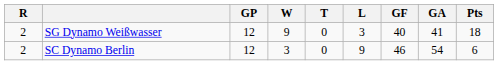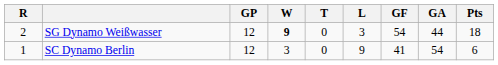(287, 32) normal -> (287, 32) bold
(400, 32) 40 -> (400, 32) 54
(437, 32) 41 -> (437, 32) 44
(23, 50) 2 -> (23, 50) 1
(400, 50) 46 -> (400, 50) 41
